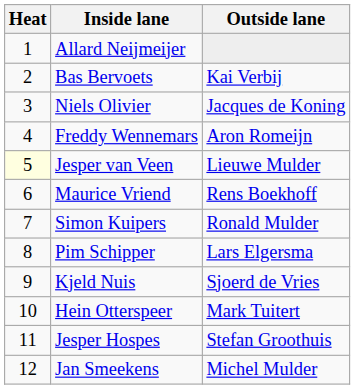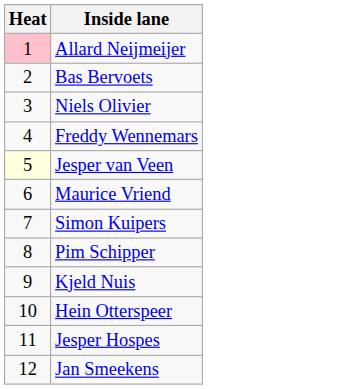- column: (276, 19)
(28, 48) no background -> (28, 48) pink background
